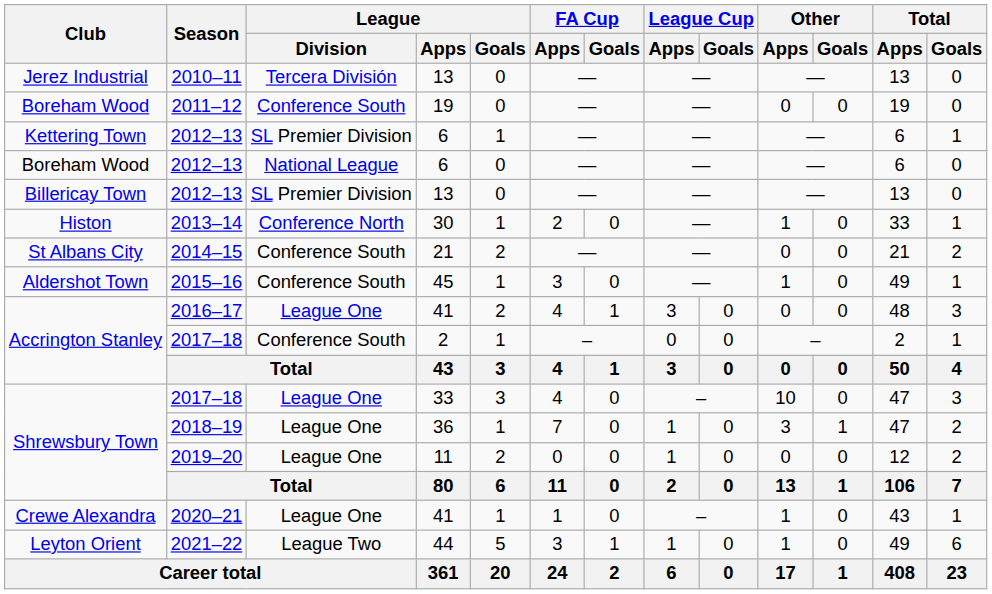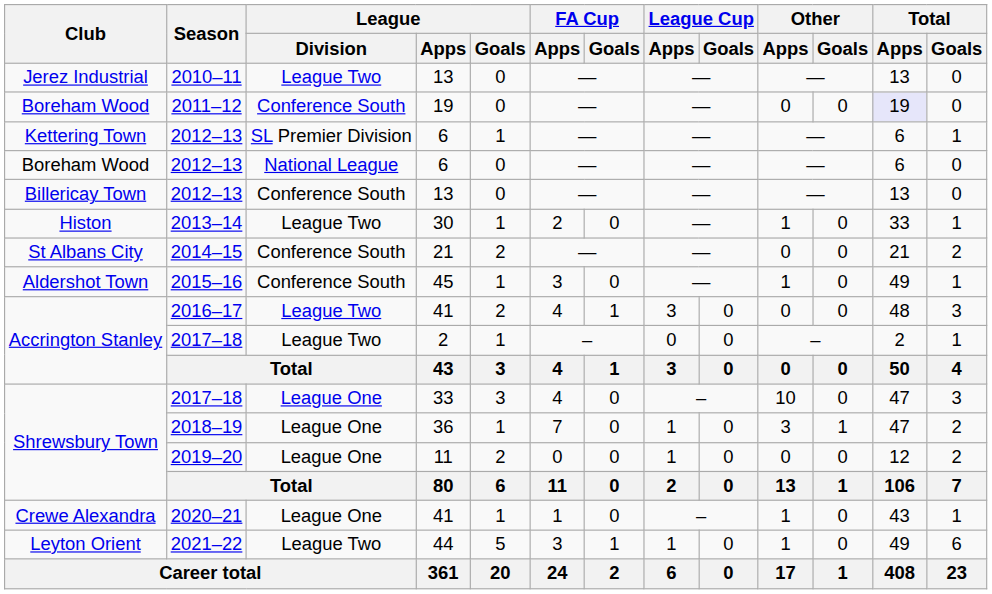(331, 77) Tercera División -> (331, 77) League Two
(900, 106) no background -> (900, 106) lavender background
(331, 194) SL Premier Division -> (331, 194) Conference South
(331, 223) Conference North -> (331, 223) League Two
(331, 310) League One -> (331, 310) League Two
(331, 340) Conference South -> (331, 340) League Two
